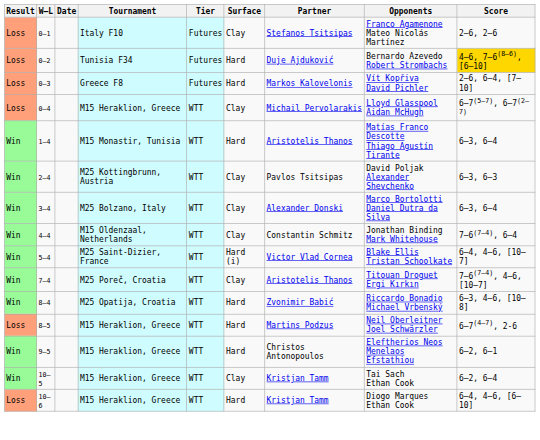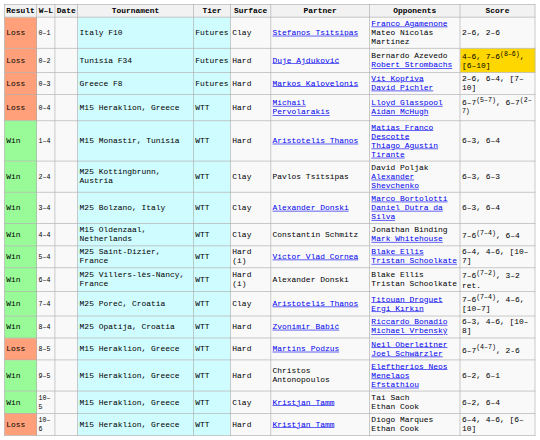(236, 108) Clay -> (242, 108) Hard
+ row: (44, 280)
